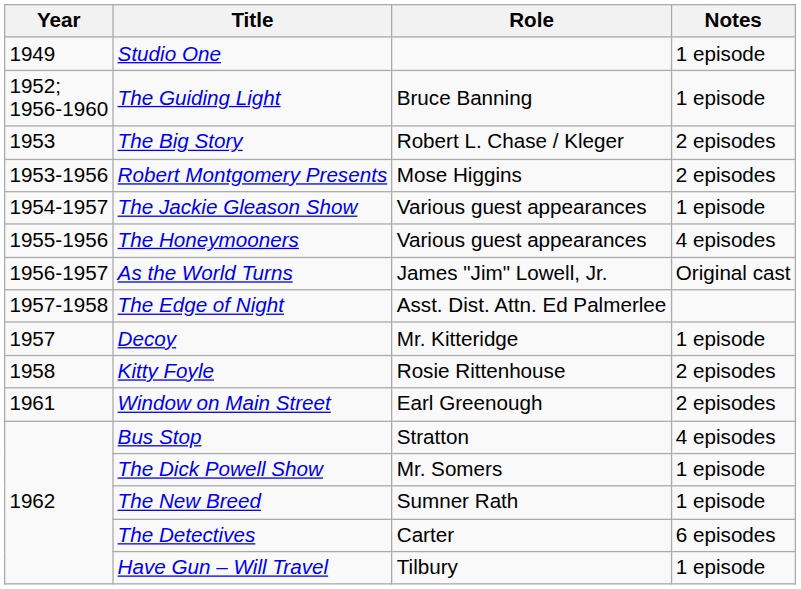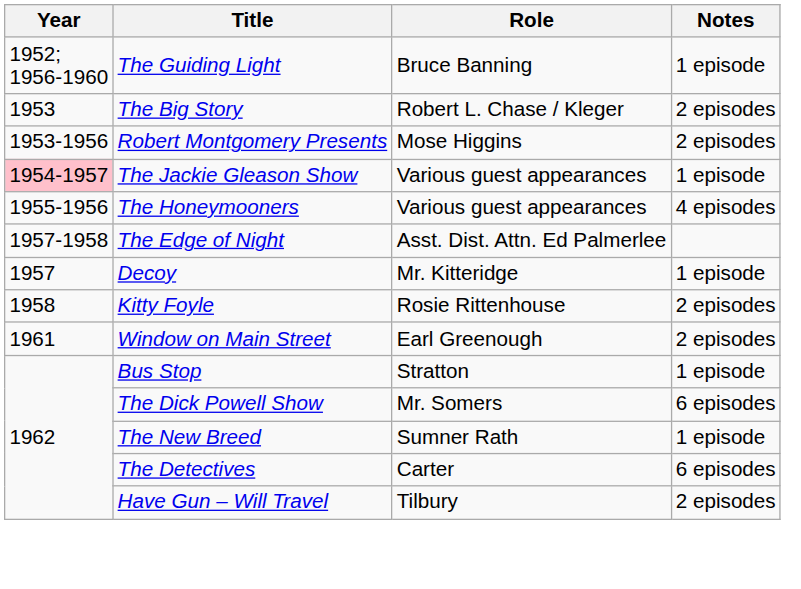- row: (169, 53)
(59, 207) no background -> (59, 175) pink background
- row: (205, 273)
(726, 436) 4 episodes -> (721, 371) 1 episode
(721, 469) 1 episode -> (726, 404) 6 episodes
(721, 567) 1 episode -> (726, 502) 2 episodes
